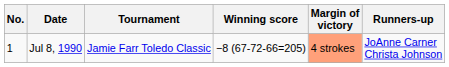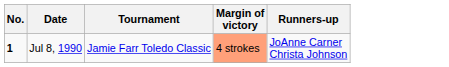- column: (261, 19)
(10, 48) normal -> (10, 48) bold
